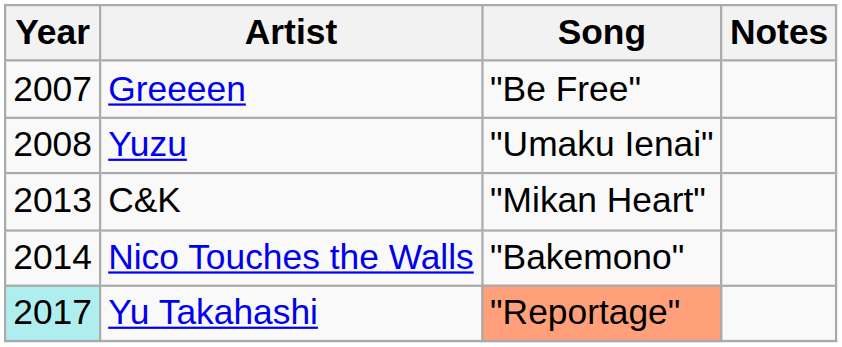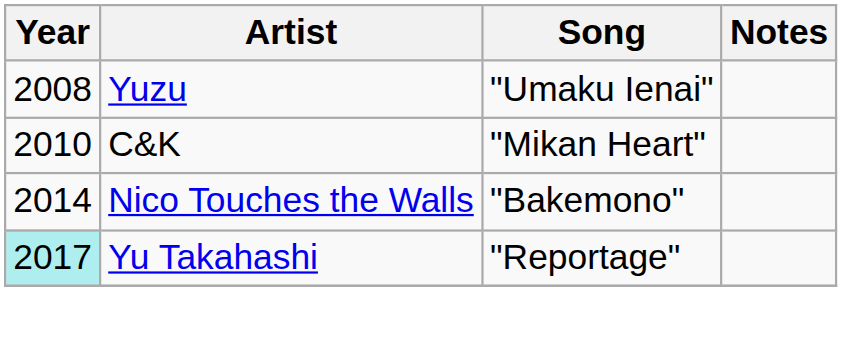- row: (177, 88)
(53, 200) 2013 -> (53, 144) 2010
(585, 312) lightsalmon background -> (585, 256) no background
